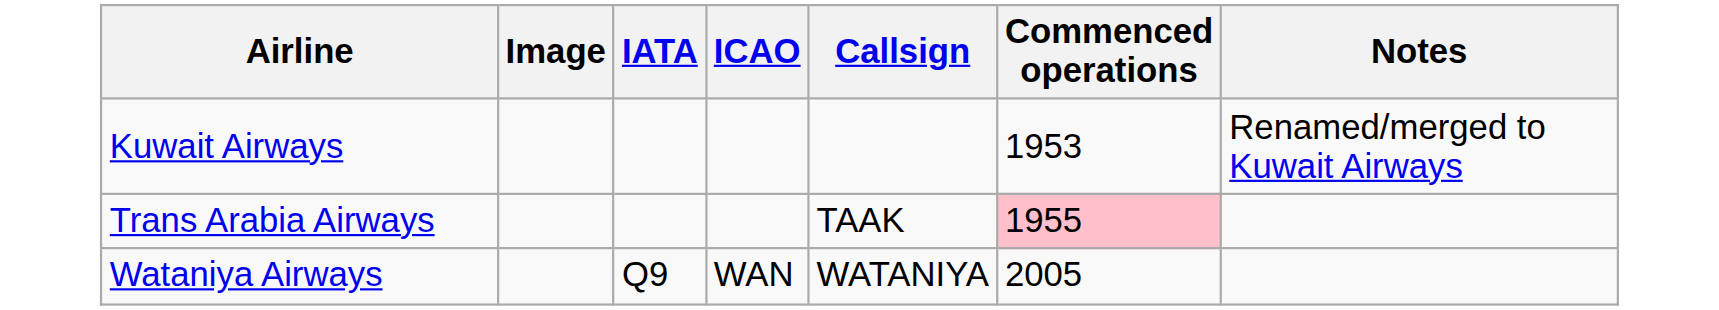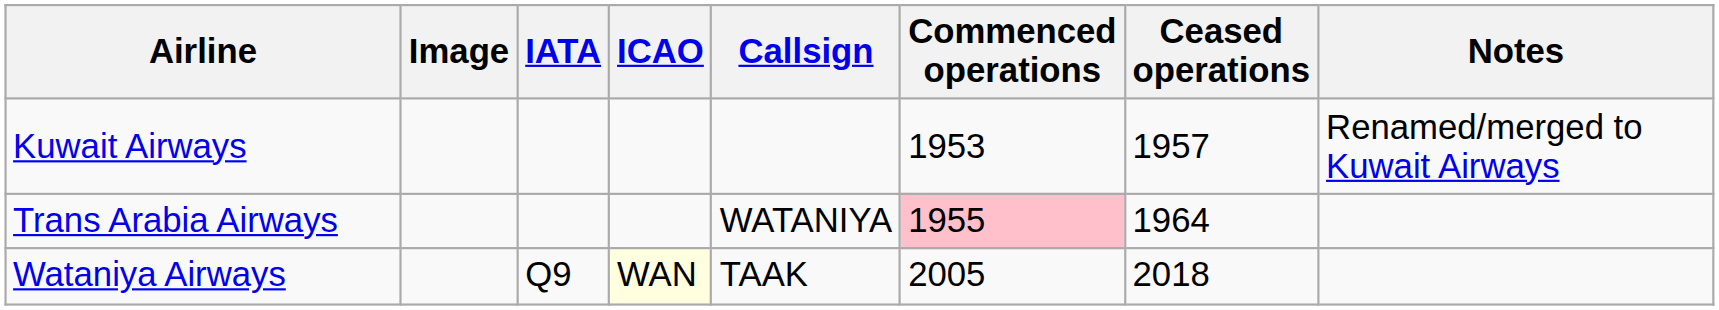+ column: (1221, 51)
(861, 220) TAAK -> (806, 220) WATANIYA
(754, 275) no background -> (657, 275) lightyellow background
(903, 275) WATANIYA -> (764, 275) TAAK
